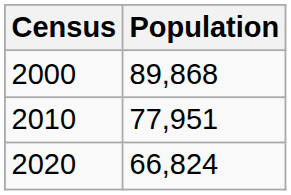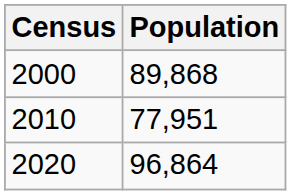(174, 165) 66,824 -> (174, 165) 96,864
